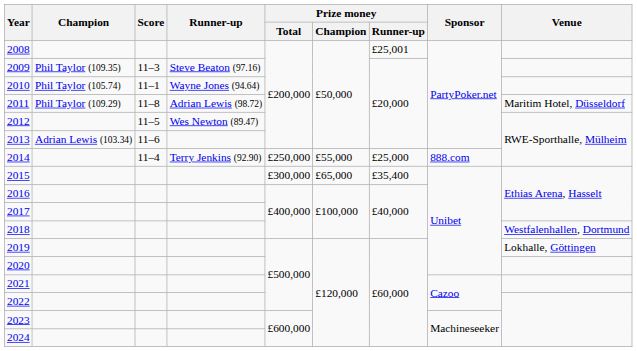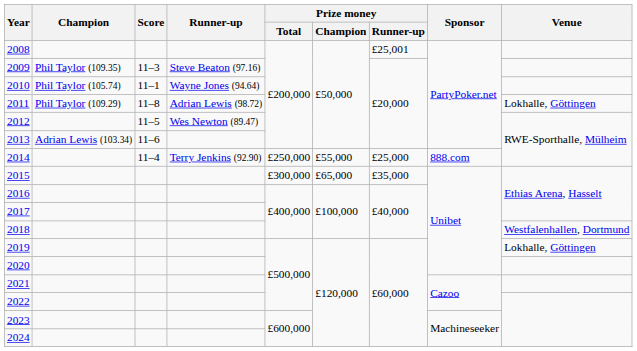(565, 103) Maritim Hotel, Düsseldorf -> (550, 103) Lokhalle, Göttingen
(390, 175) £35,400 -> (390, 175) £35,000
